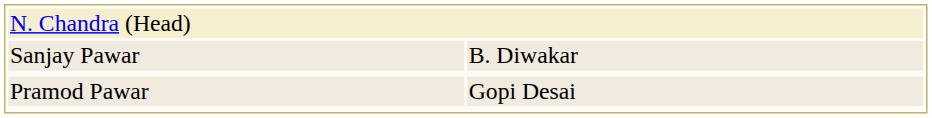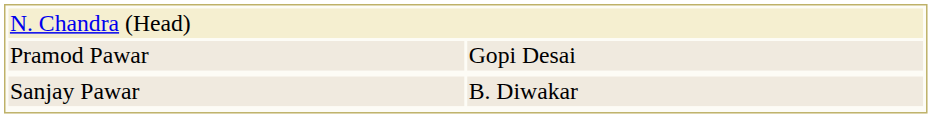rows swapped: (75, 55) <-> (79, 91)
